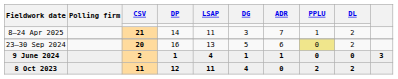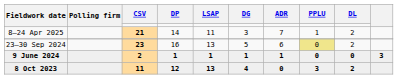(140, 45) 20 -> (140, 45) 23
(211, 56) 4 -> (211, 56) 1
(211, 68) 11 -> (211, 68) 13
(317, 68) 2 -> (317, 68) 3
